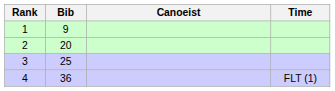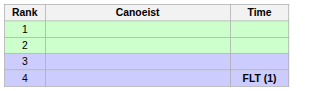- column: (66, 13)
(300, 78) normal -> (260, 78) bold
